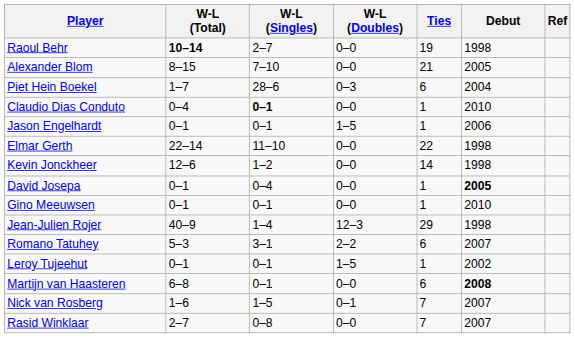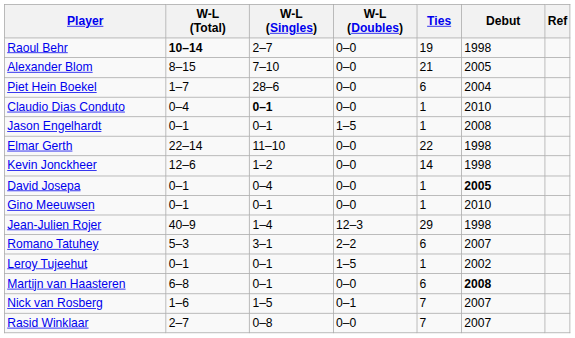(346, 86) 0–3 -> (346, 86) 0–0
(478, 126) 2006 -> (478, 126) 2008
